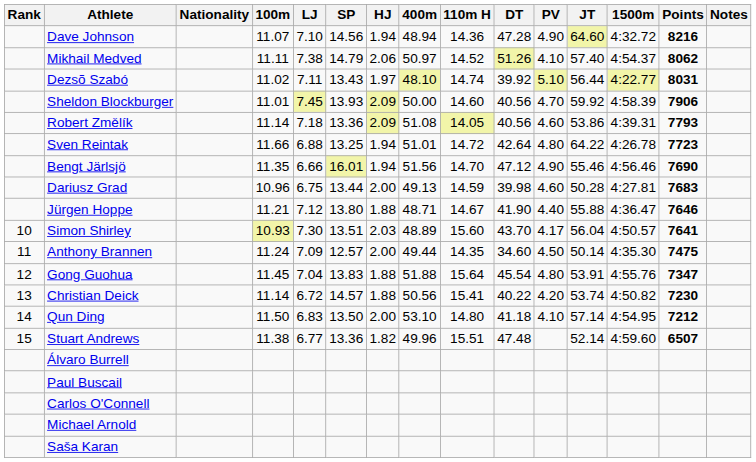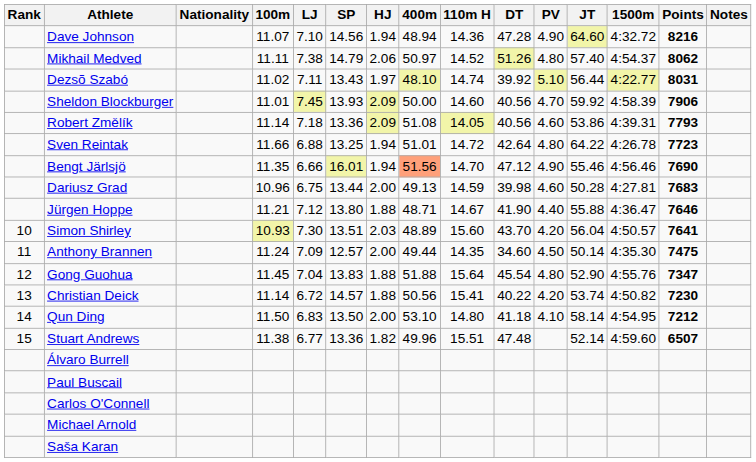(551, 58) 4.10 -> (551, 58) 4.80
(420, 166) no background -> (420, 166) lightsalmon background
(551, 230) 4.17 -> (551, 230) 4.20
(587, 274) 53.91 -> (587, 274) 52.90
(587, 317) 57.14 -> (587, 317) 58.14
